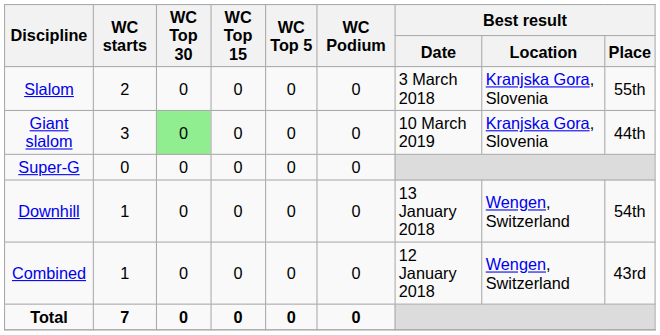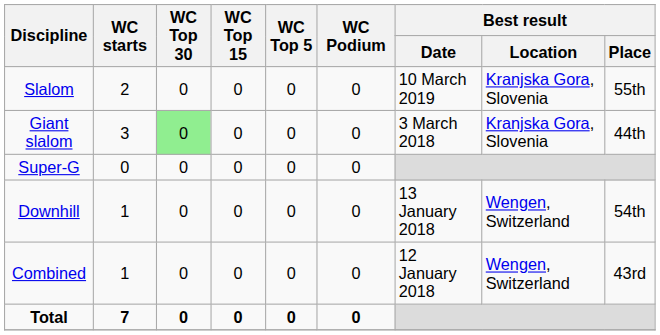(428, 89) 3 March 2018 -> (433, 89) 10 March 2019
(433, 133) 10 March 2019 -> (428, 133) 3 March 2018
